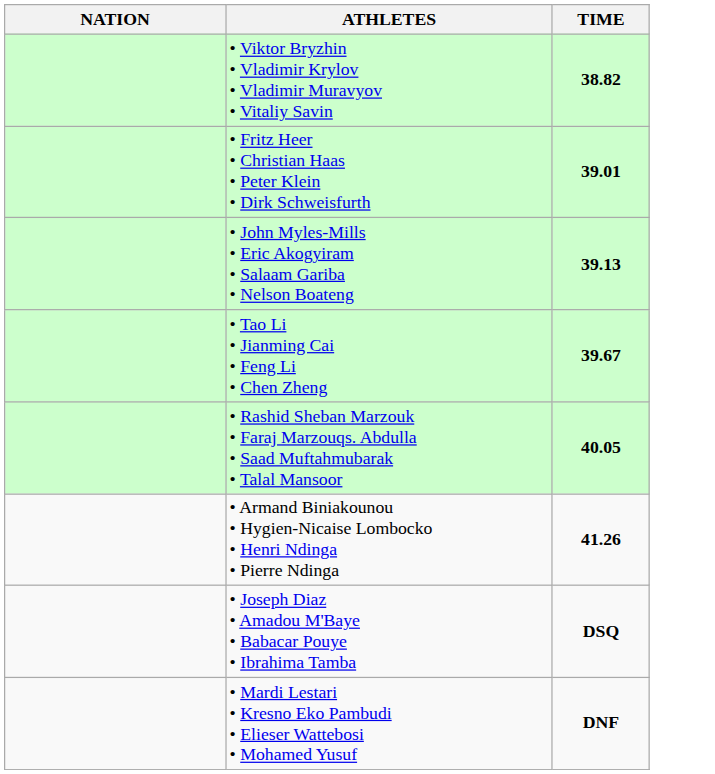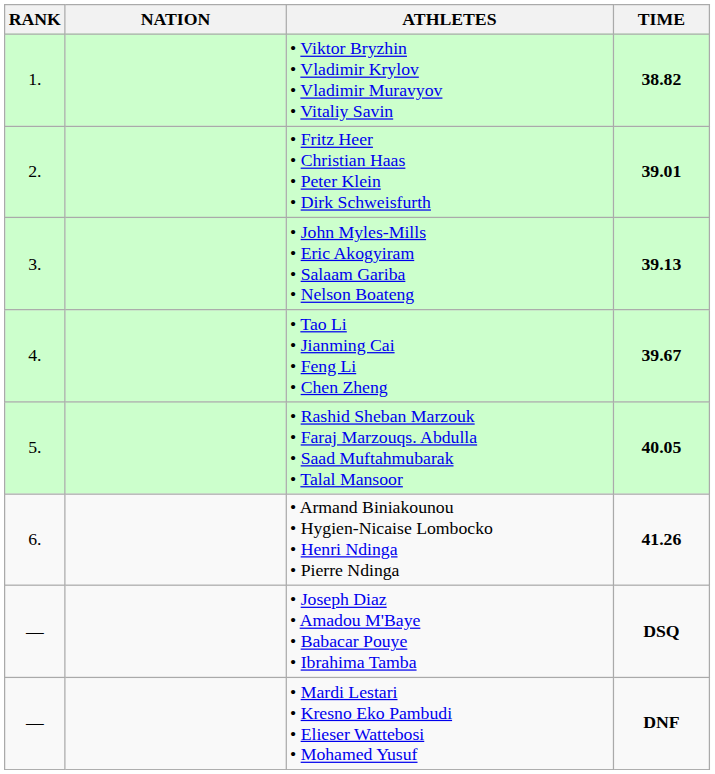+ column: (35, 19)
